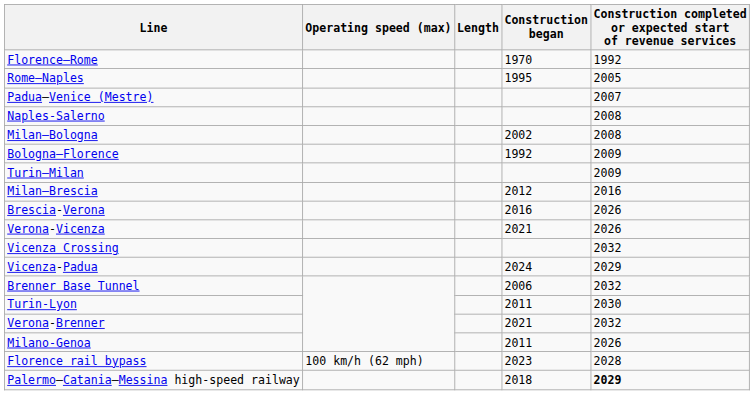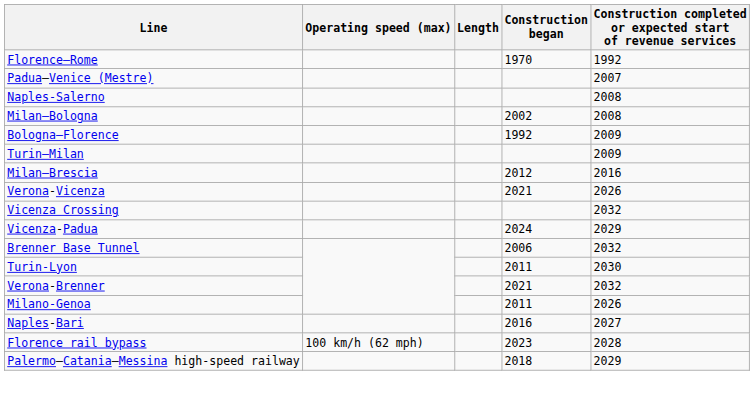- row: (46, 78)
- row: (56, 210)
+ row: (46, 323)
(607, 380) bold -> (607, 361) normal
